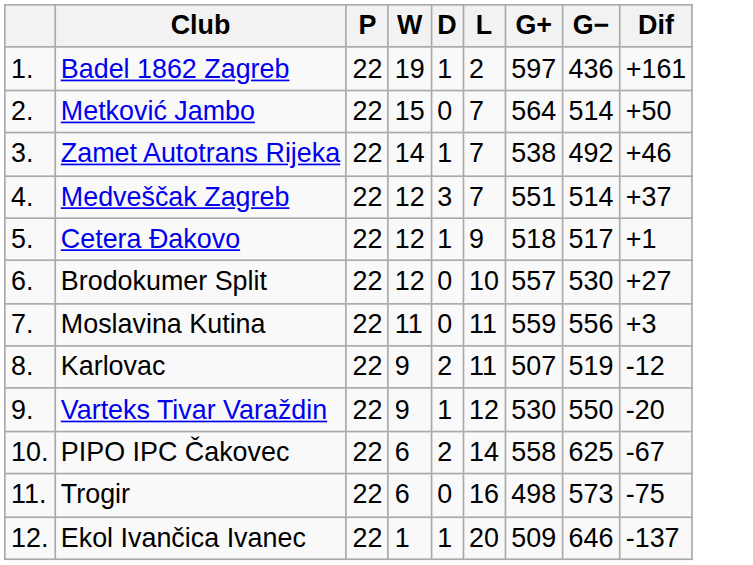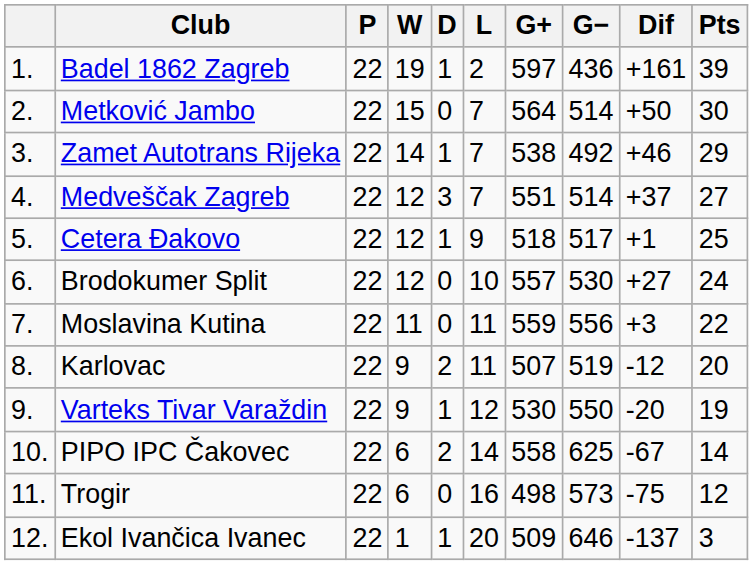+ column: (720, 25)
